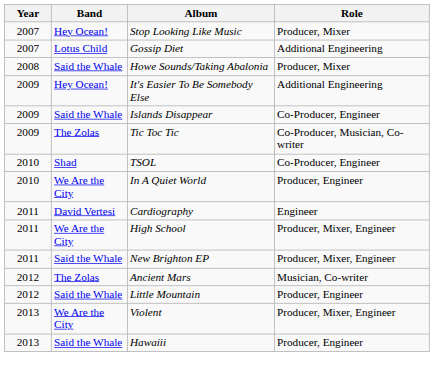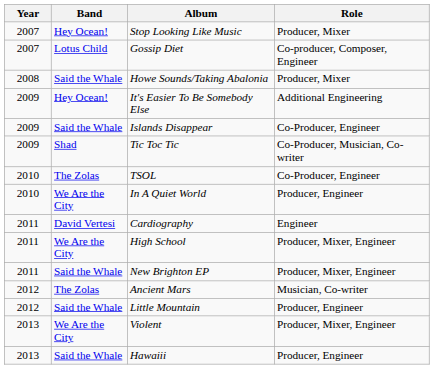(330, 48) Additional Engineering -> (332, 55) Co-producer, Composer, Engineer
(77, 132) The Zolas -> (65, 145) Shad
(65, 162) Shad -> (77, 175) The Zolas
